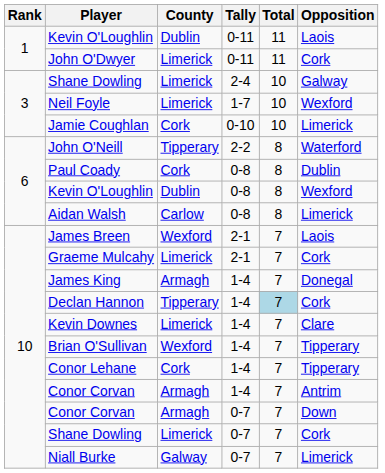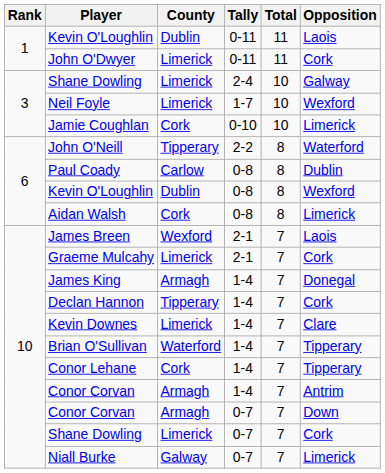(175, 170) Cork -> (182, 170) Carlow
(182, 214) Carlow -> (175, 214) Cork
(278, 302) lightblue background -> (281, 302) no background
(186, 346) Wexford -> (191, 346) Waterford
